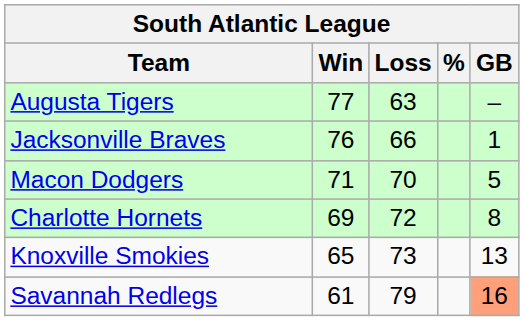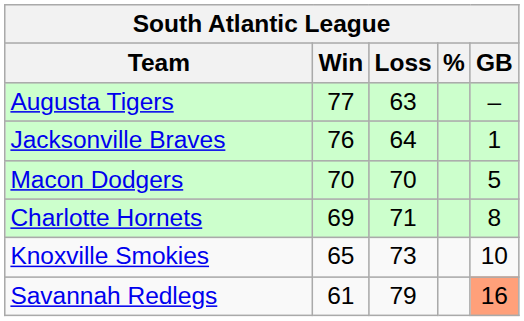(403, 140) 66 -> (403, 140) 64
(341, 179) 71 -> (341, 179) 70
(403, 218) 72 -> (403, 218) 71
(494, 256) 13 -> (494, 256) 10
